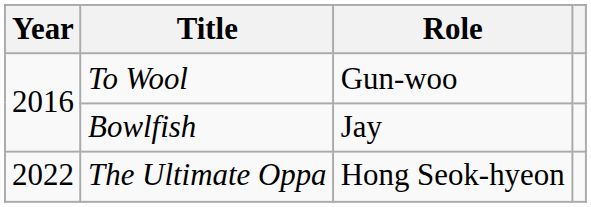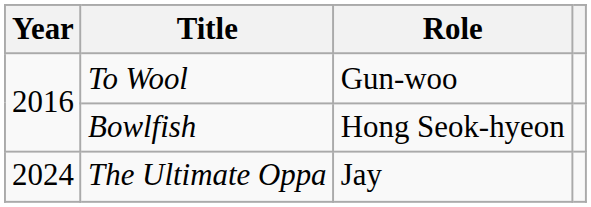(361, 126) Jay -> (453, 126) Hong Seok-hyeon
(43, 175) 2022 -> (43, 175) 2024
(453, 175) Hong Seok-hyeon -> (361, 175) Jay
